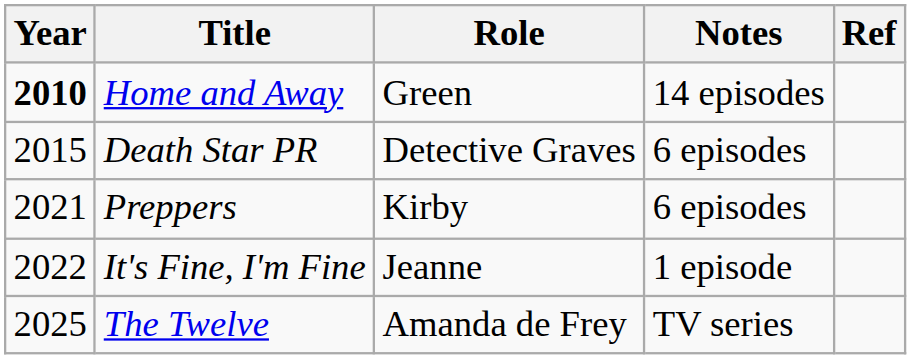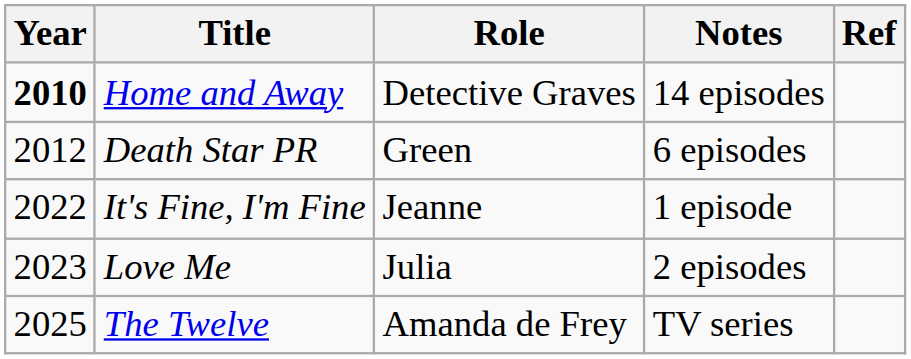(427, 91) Green -> (509, 91) Detective Graves
(50, 149) 2015 -> (50, 149) 2012
(509, 149) Detective Graves -> (427, 149) Green
- row: (170, 207)
+ row: (167, 265)
